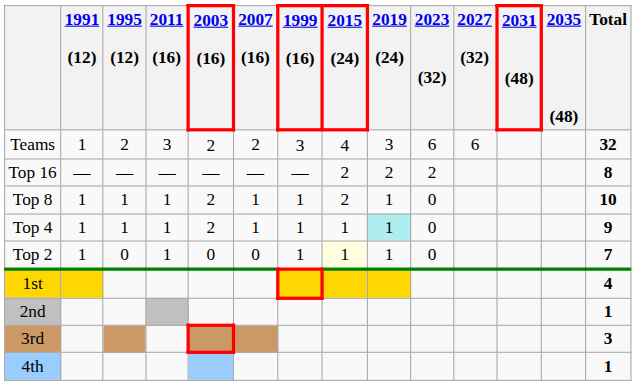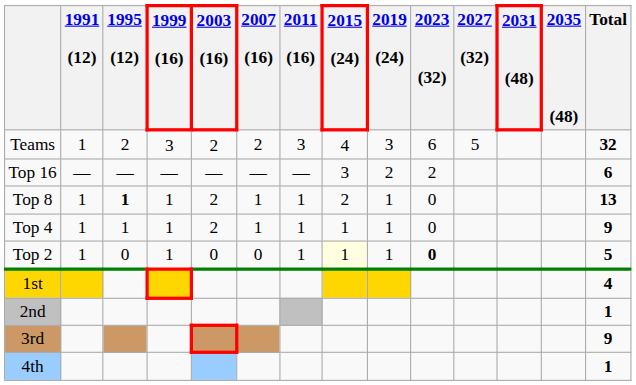columns swapped: (300, 39) <-> (167, 38)
(475, 144) 6 -> (475, 144) 5
(345, 172) 2 -> (345, 172) 3
(608, 172) 8 -> (608, 172) 6
(125, 199) normal -> (125, 199) bold
(608, 199) 10 -> (608, 199) 13
(389, 227) paleturquoise background -> (389, 227) no background
(432, 254) normal -> (432, 254) bold
(608, 254) 7 -> (608, 254) 5
(608, 338) 3 -> (608, 338) 9
